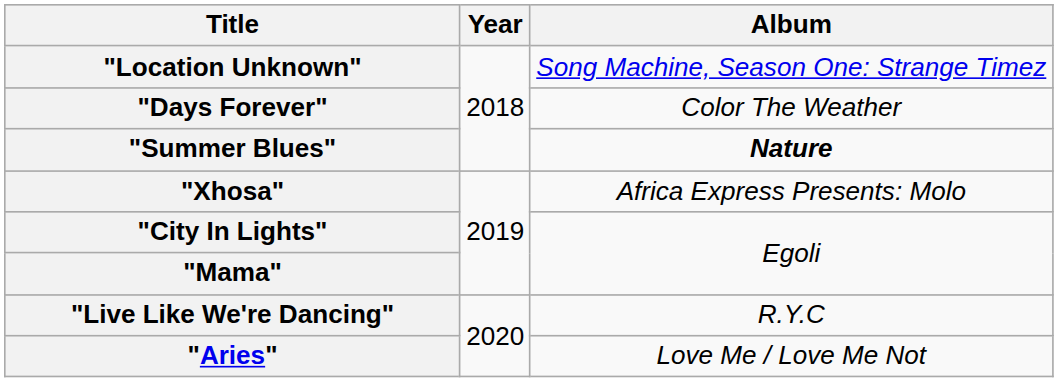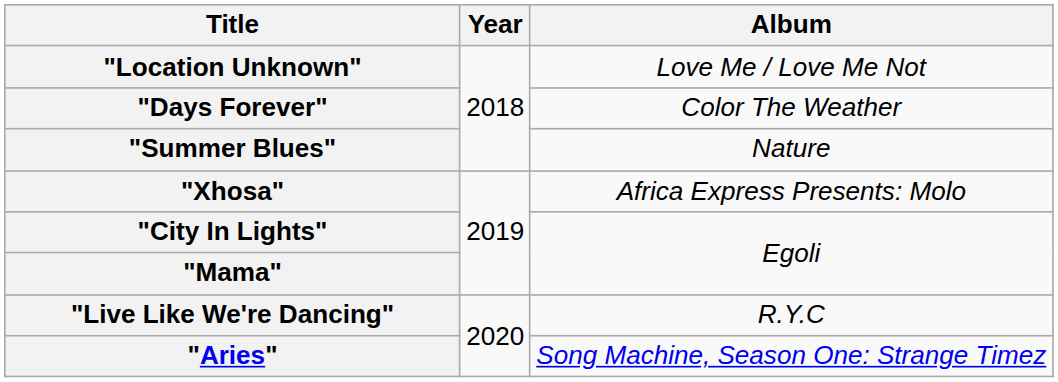(791, 66) Song Machine, Season One: Strange Timez -> (791, 66) Love Me / Love Me Not
(791, 149) bold -> (791, 149) normal
(791, 356) Love Me / Love Me Not -> (791, 356) Song Machine, Season One: Strange Timez
